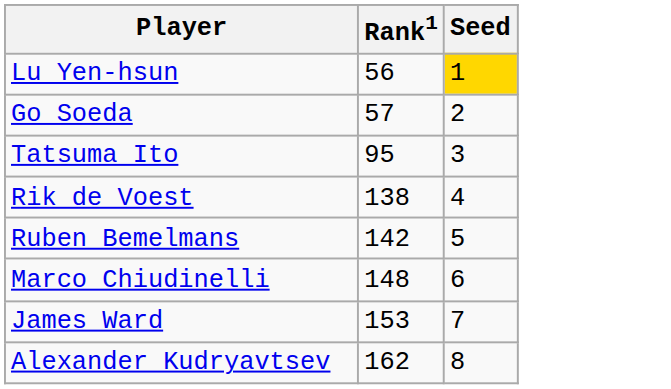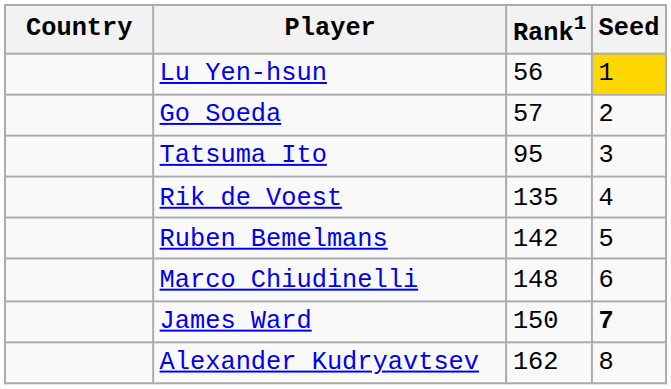+ column: (79, 29)
(387, 197) 138 -> (536, 197) 135
(387, 321) 153 -> (536, 321) 150
(458, 321) normal -> (606, 321) bold
